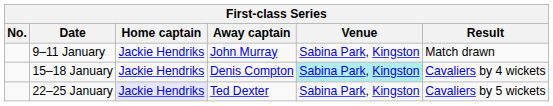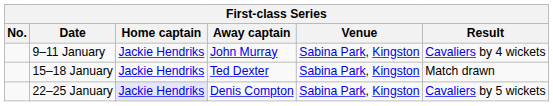(460, 52) Match drawn -> (485, 52) Cavaliers by 4 wickets
(252, 71) Denis Compton -> (239, 71) Ted Dexter
(359, 71) paleturquoise background -> (359, 71) no background
(485, 71) Cavaliers by 4 wickets -> (460, 71) Match drawn
(239, 91) Ted Dexter -> (252, 91) Denis Compton
